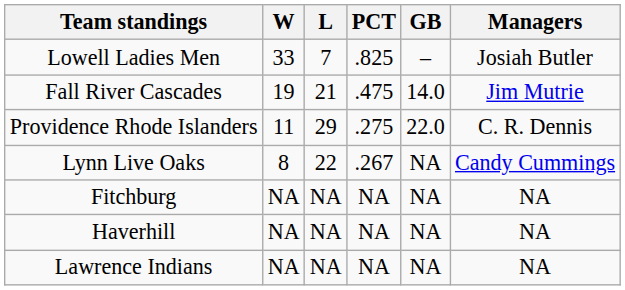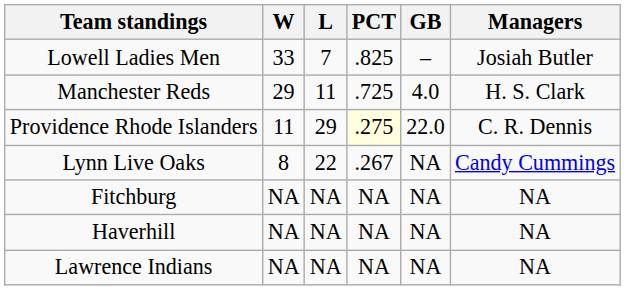+ row: (134, 92)
- row: (134, 92)
(374, 127) no background -> (374, 127) lightyellow background
